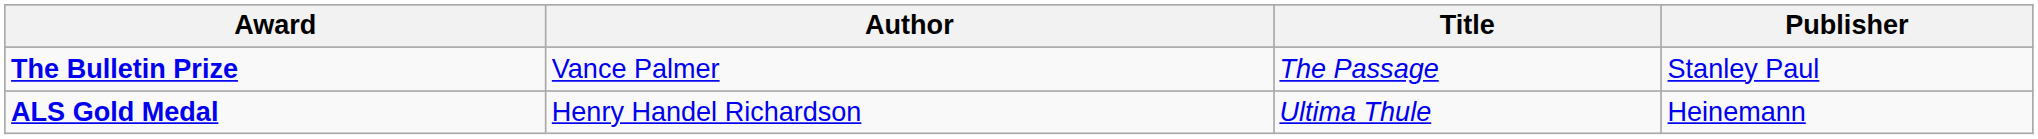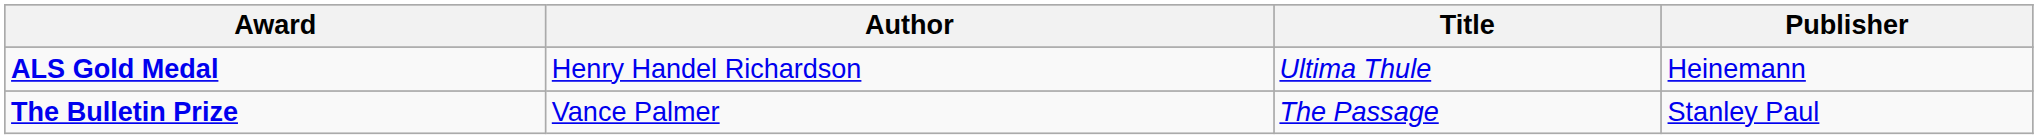rows swapped: (115, 111) <-> (125, 68)
